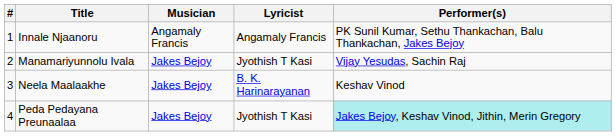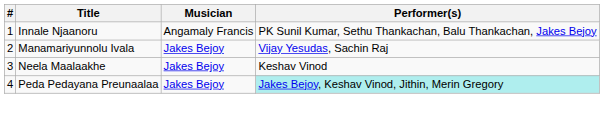- column: (284, 13)
